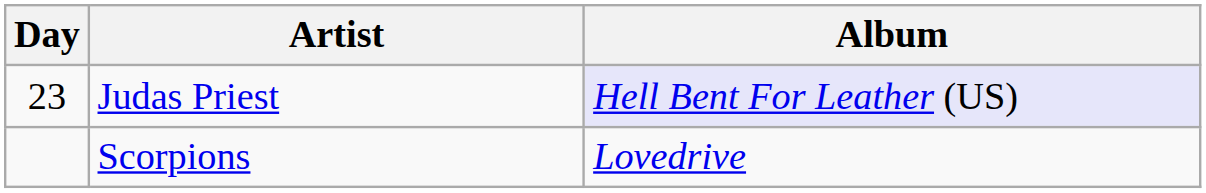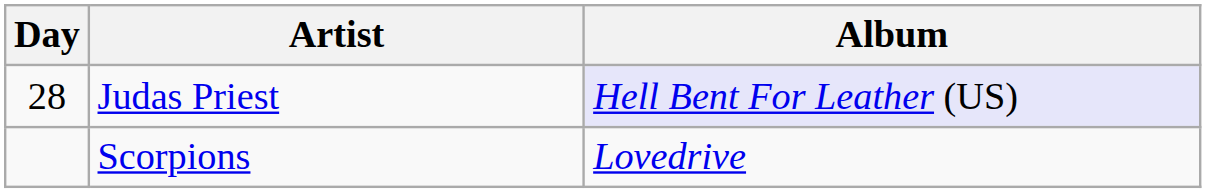(47, 95) 23 -> (47, 95) 28
